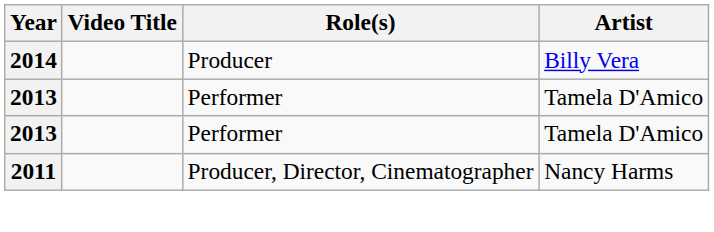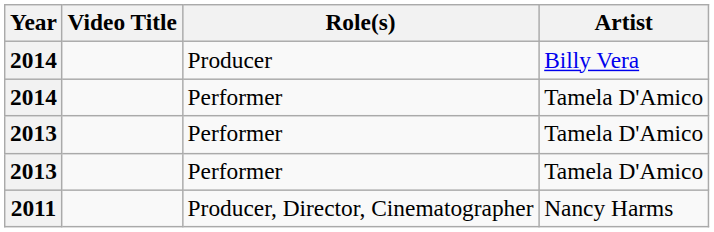+ row: (33, 97)
